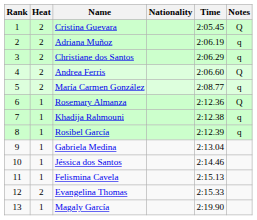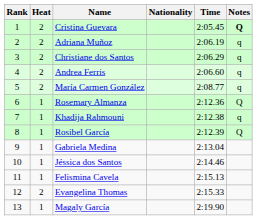(239, 27) normal -> (239, 27) bold
(239, 72) Q -> (239, 72) q
(239, 132) q -> (239, 132) Q
